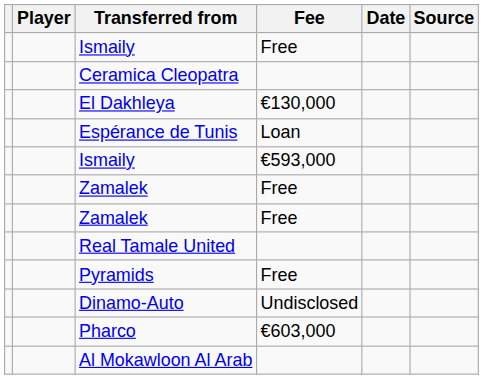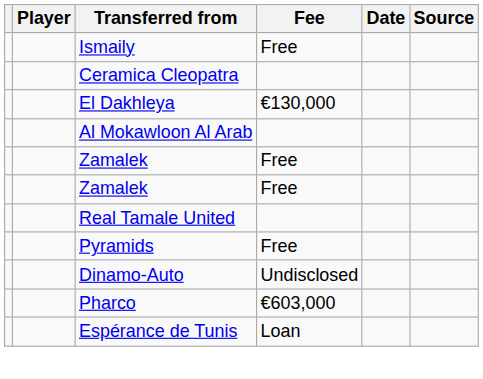rows swapped: (166, 359) <-> (158, 132)
- row: (107, 160)
